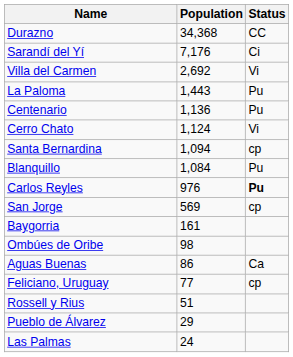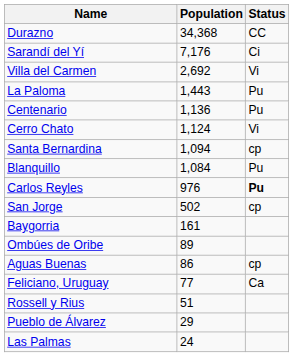(190, 206) 569 -> (190, 206) 502
(187, 245) 98 -> (187, 245) 89
(256, 264) Ca -> (255, 264) cp
(255, 284) cp -> (256, 284) Ca
